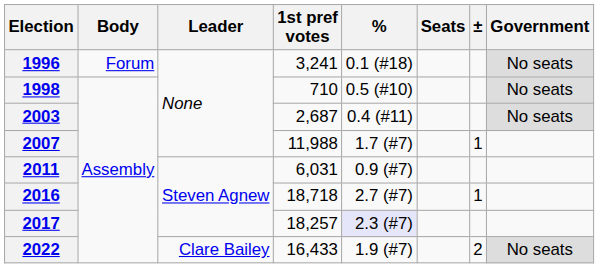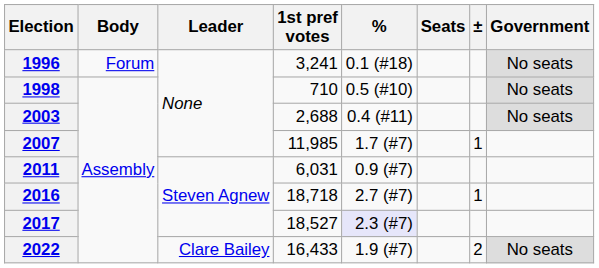(317, 116) 2,687 -> (317, 116) 2,688
(313, 143) 11,988 -> (313, 143) 11,985
(312, 223) 18,257 -> (312, 223) 18,527
